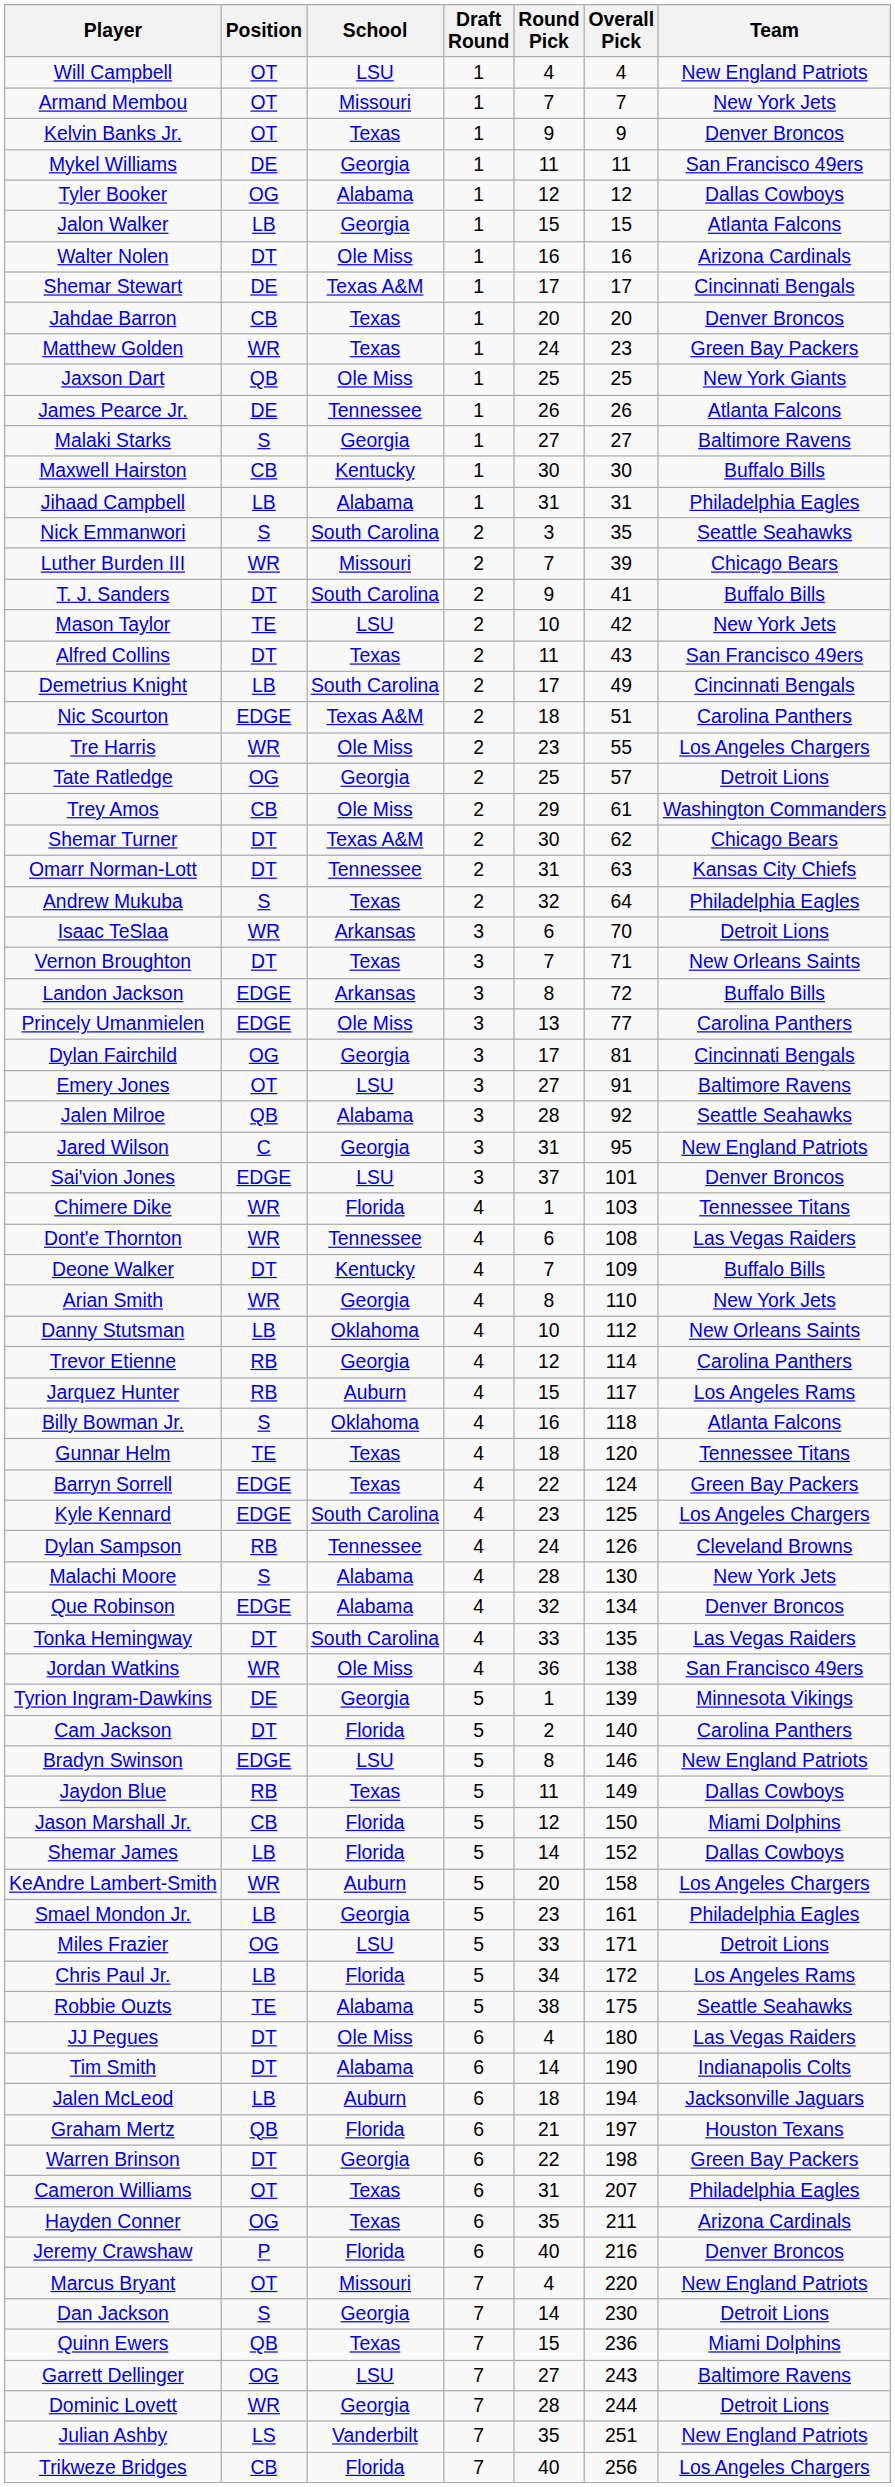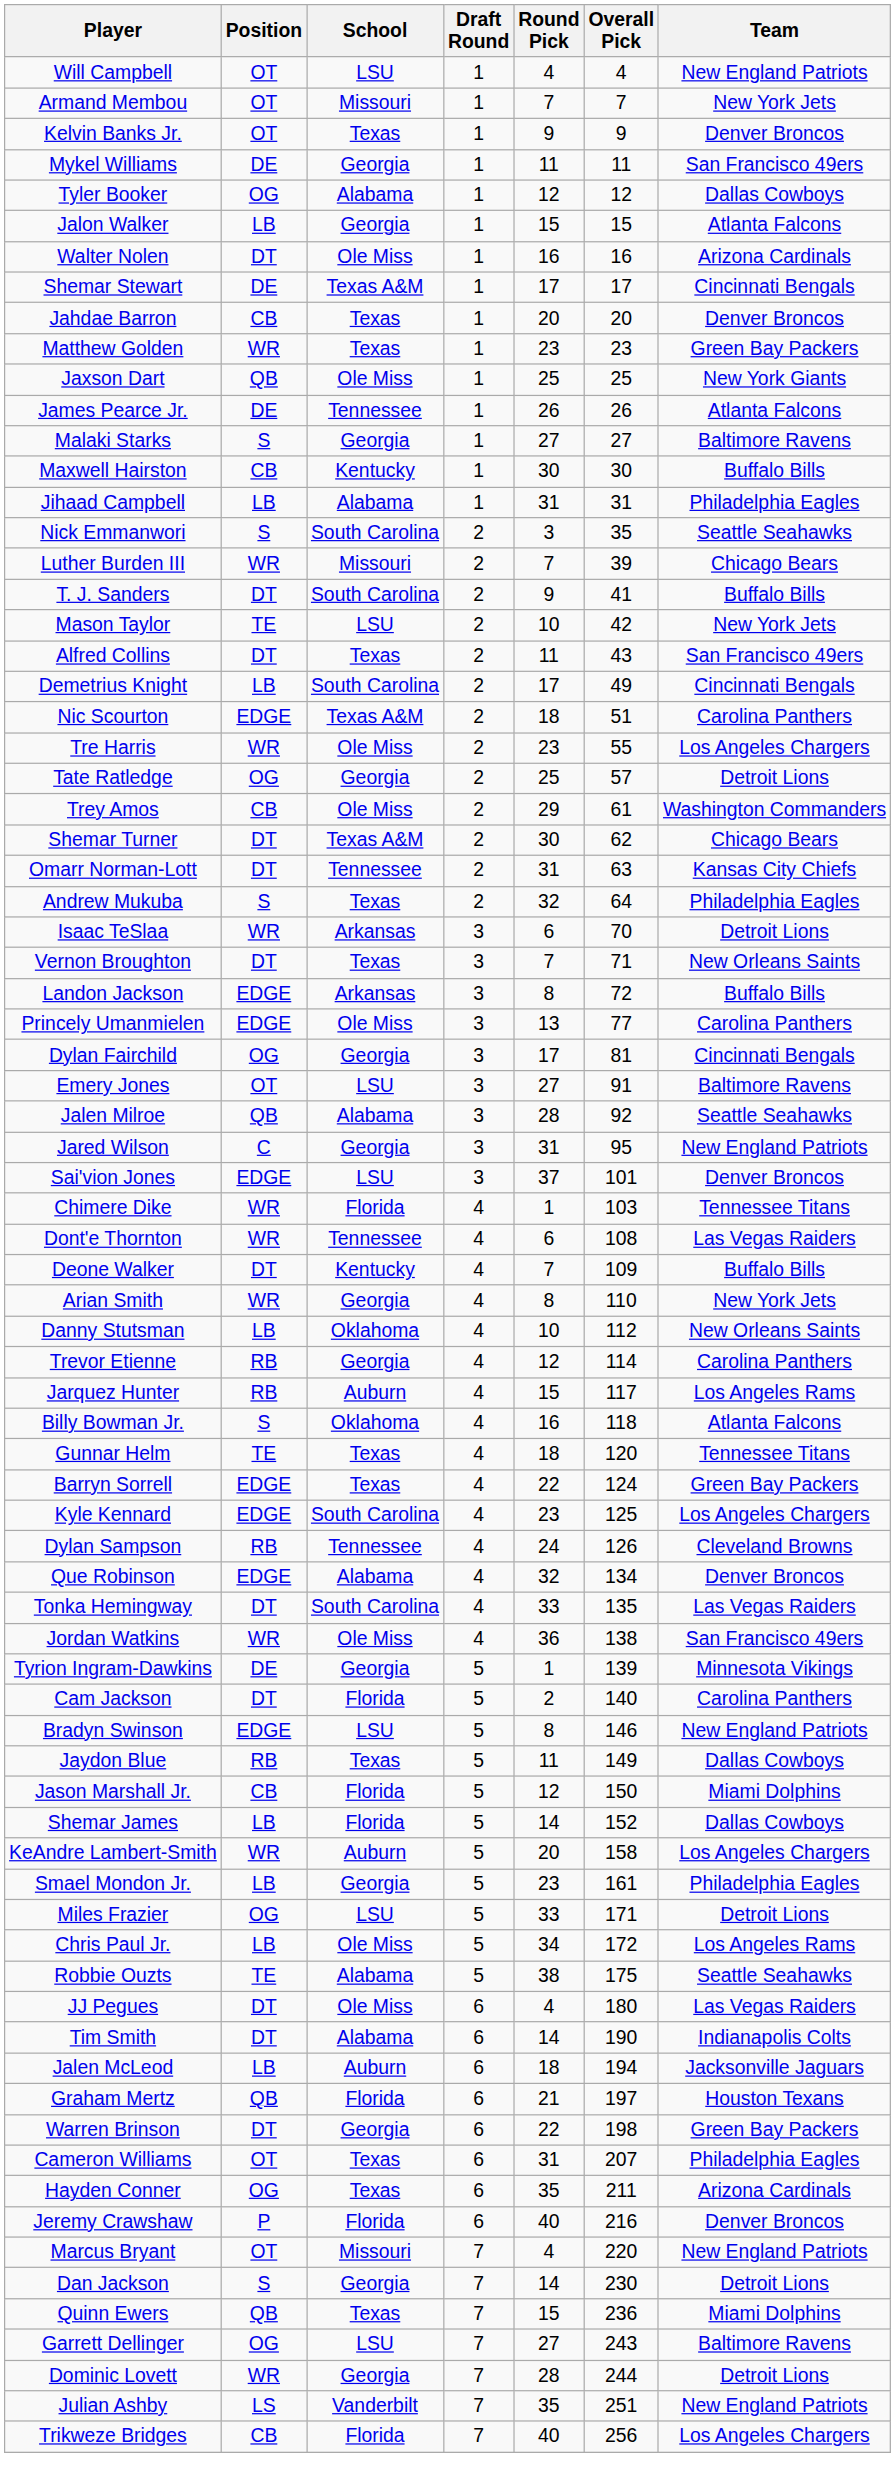(549, 348) 24 -> (549, 348) 23
- row: (113, 1576)
(375, 1975) Florida -> (375, 1945) Ole Miss
